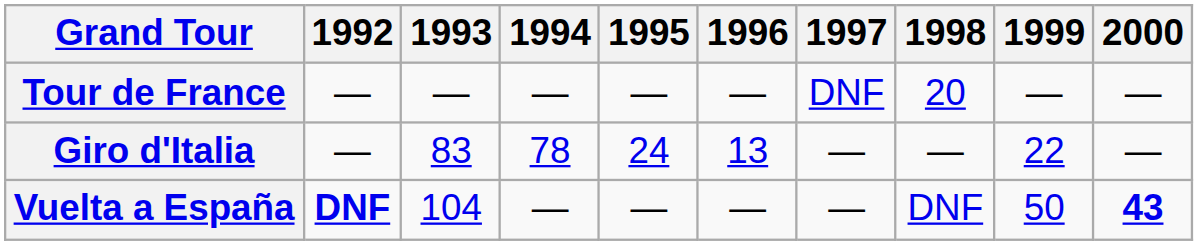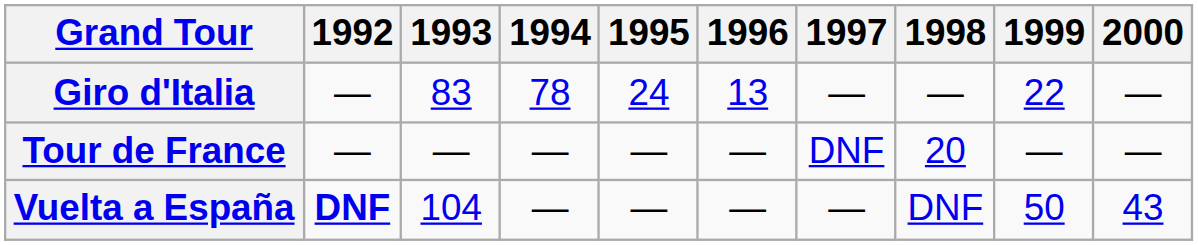rows swapped: (154, 150) <-> (154, 92)
(1143, 208) bold -> (1143, 208) normal
